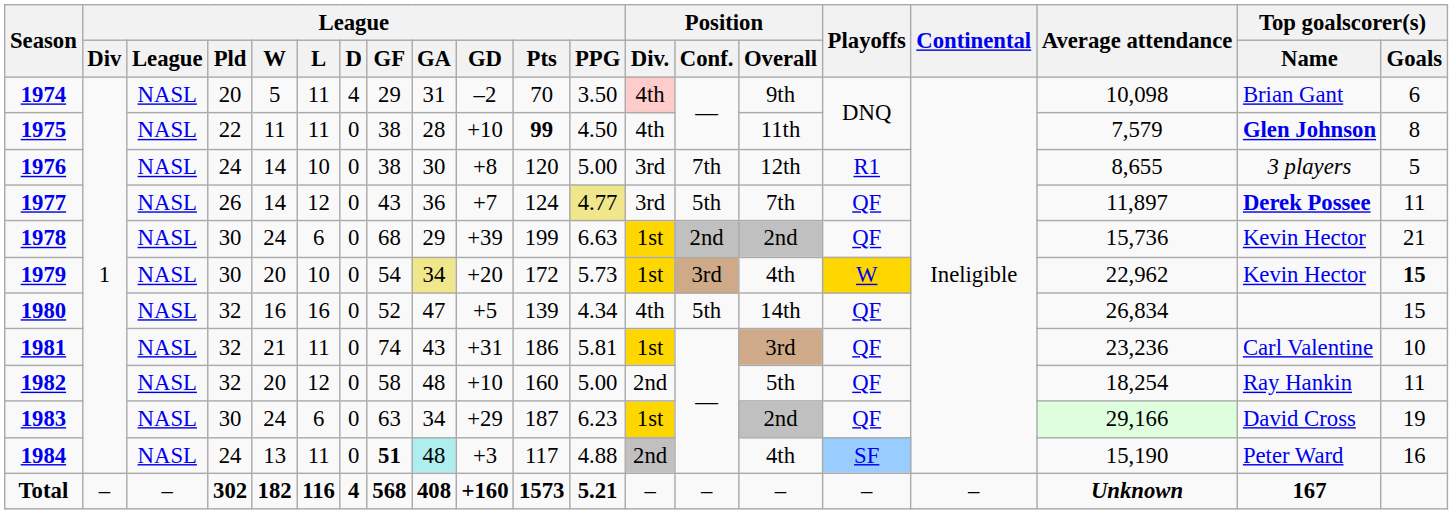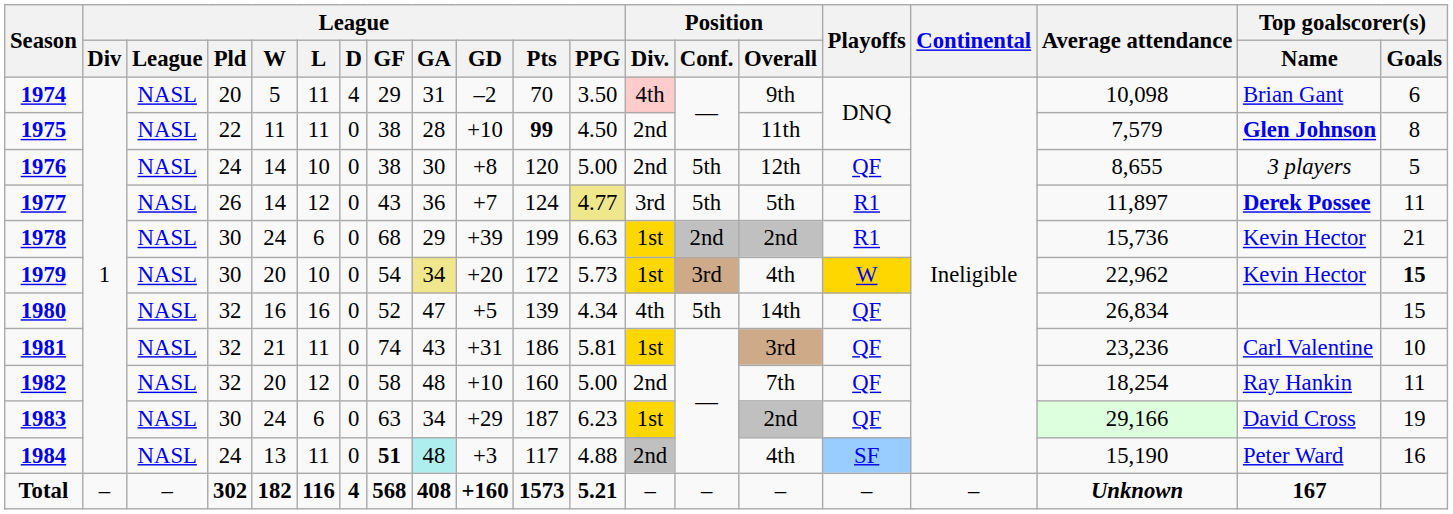(650, 130) 4th -> (650, 130) 2nd
(650, 166) 3rd -> (650, 166) 2nd
(707, 166) 7th -> (707, 166) 5th
(867, 166) R1 -> (867, 166) QF
(781, 202) 7th -> (781, 202) 5th
(867, 202) QF -> (867, 202) R1
(867, 238) QF -> (867, 238) R1
(781, 382) 5th -> (781, 382) 7th
